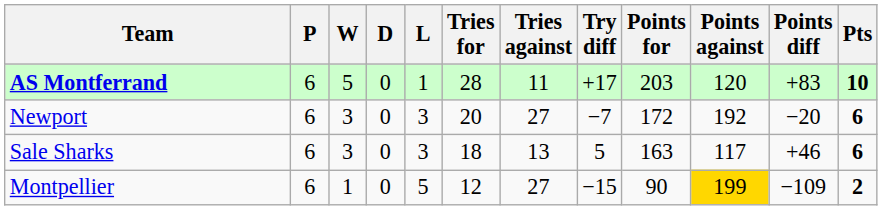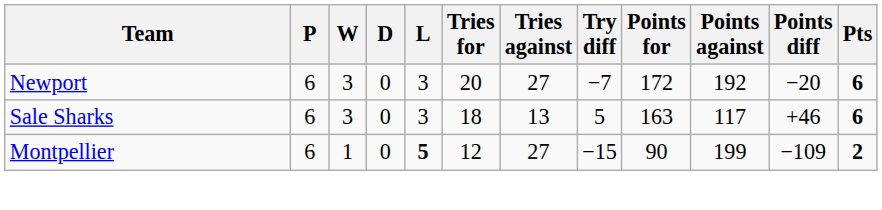- row: (89, 81)
(423, 186) normal -> (423, 151) bold
(730, 186) gold background -> (730, 151) no background
